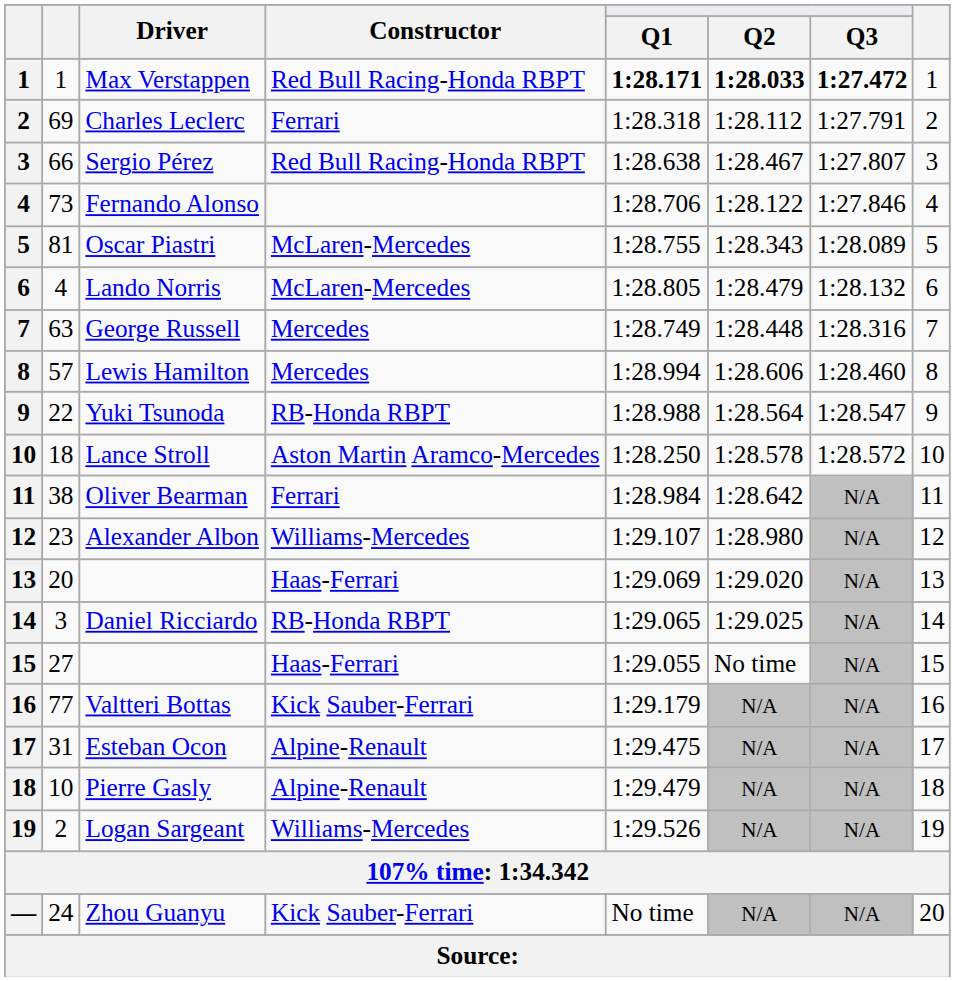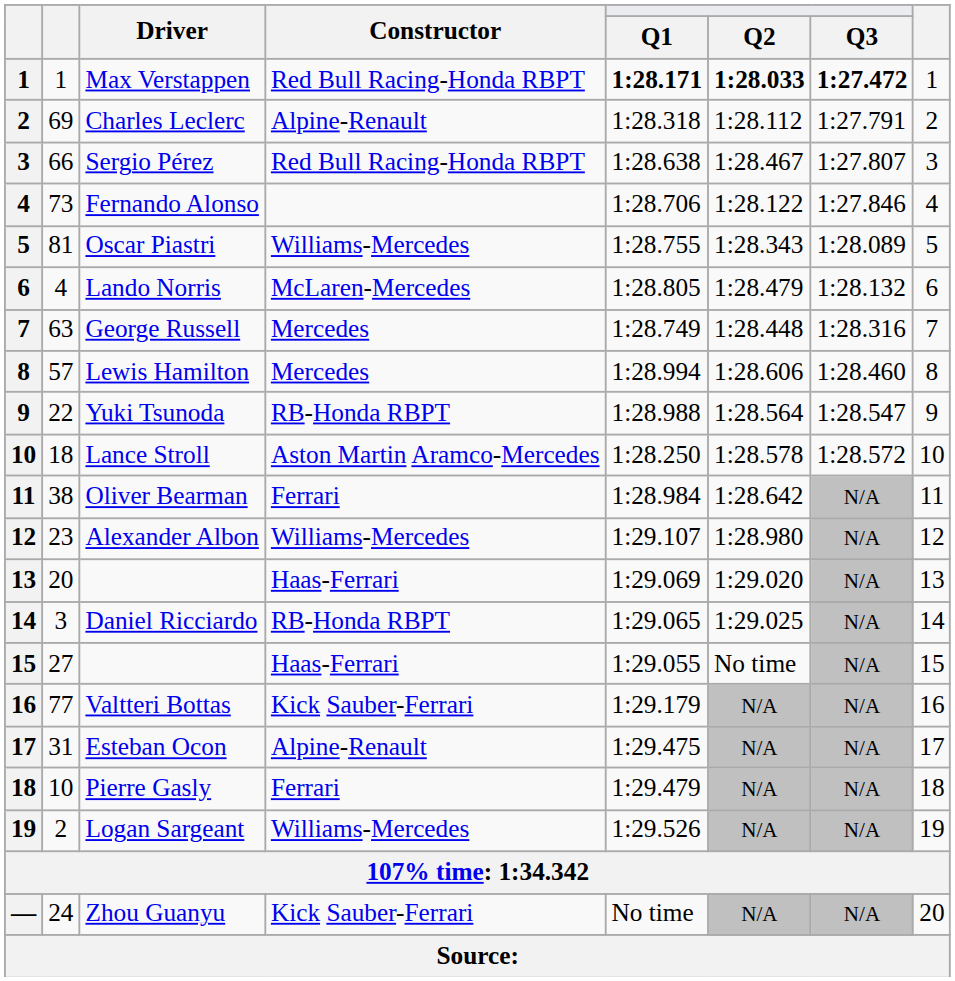(305, 120) Ferrari -> (349, 120) Alpine-Renault
(371, 245) McLaren-Mercedes -> (370, 245) Williams-Mercedes
(349, 788) Alpine-Renault -> (305, 788) Ferrari
